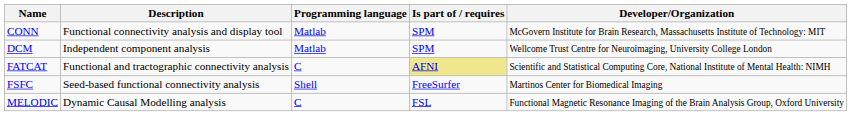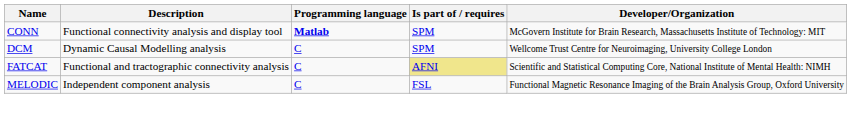(310, 31) normal -> (312, 31) bold
(137, 48) Independent component analysis -> (144, 48) Dynamic Causal Modelling analysis
(310, 48) Matlab -> (298, 48) C
- row: (20, 84)
(144, 102) Dynamic Causal Modelling analysis -> (137, 84) Independent component analysis
